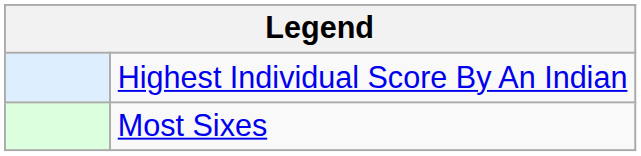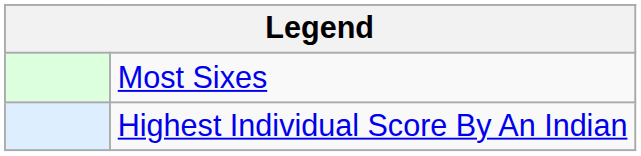rows swapped: (192, 125) <-> (373, 77)
